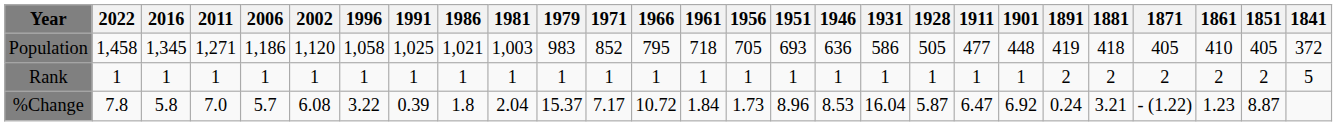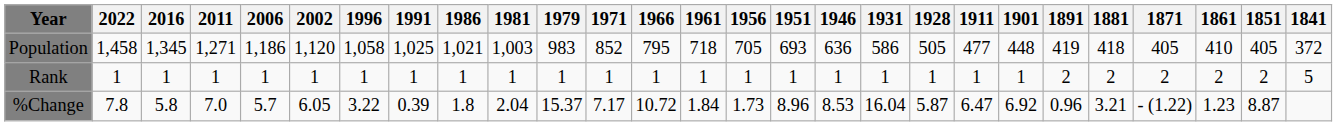(315, 105) 6.08 -> (315, 105) 6.05
(1066, 105) 0.24 -> (1066, 105) 0.96
